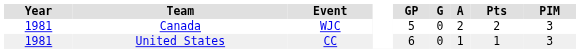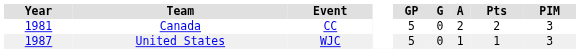(330, 26) WJC -> (330, 26) CC
(38, 41) 1981 -> (38, 41) 1987
(330, 41) CC -> (330, 41) WJC
(411, 41) 6 -> (411, 41) 5
